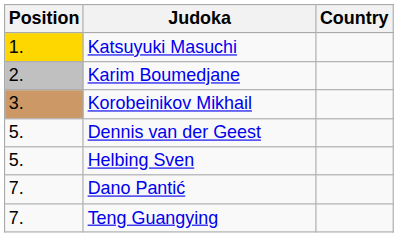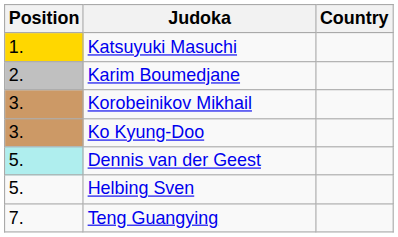+ row: (146, 132)
(16, 132) no background -> (16, 160) paleturquoise background
- row: (136, 189)
